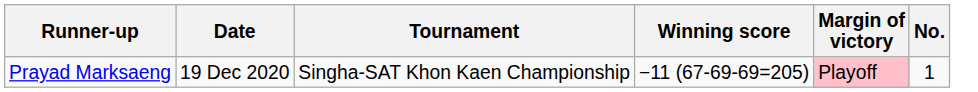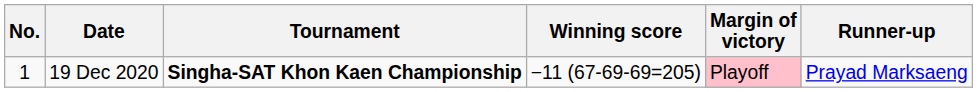columns swapped: (929, 31) <-> (90, 31)
(464, 72) normal -> (345, 72) bold
